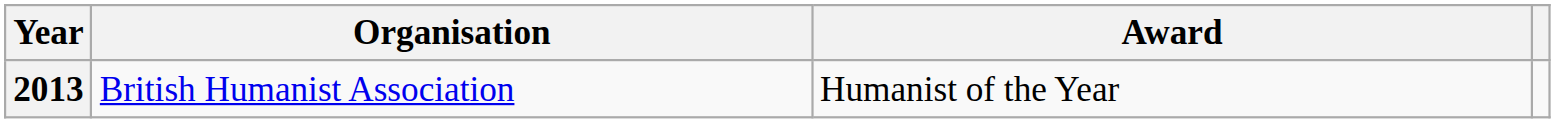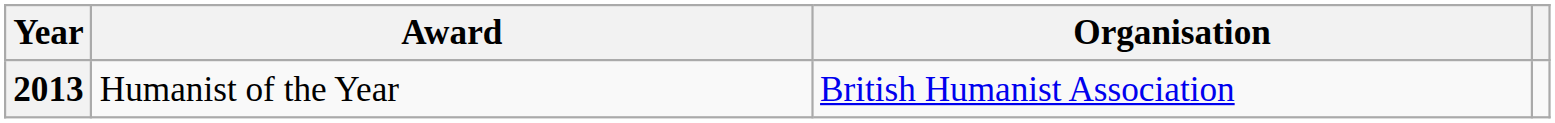columns swapped: (452, 32) <-> (1172, 32)
